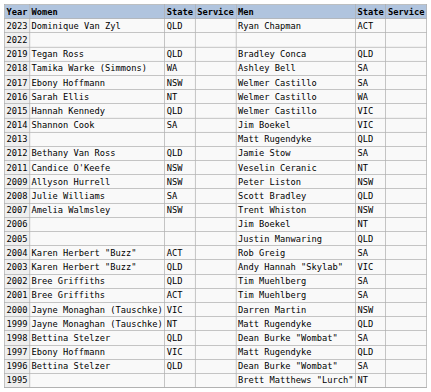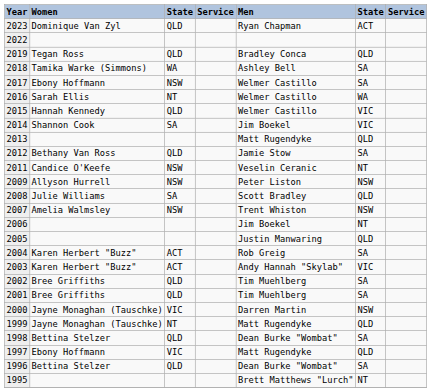(175, 267) QLD -> (175, 267) ACT
(175, 295) ACT -> (175, 295) QLD
